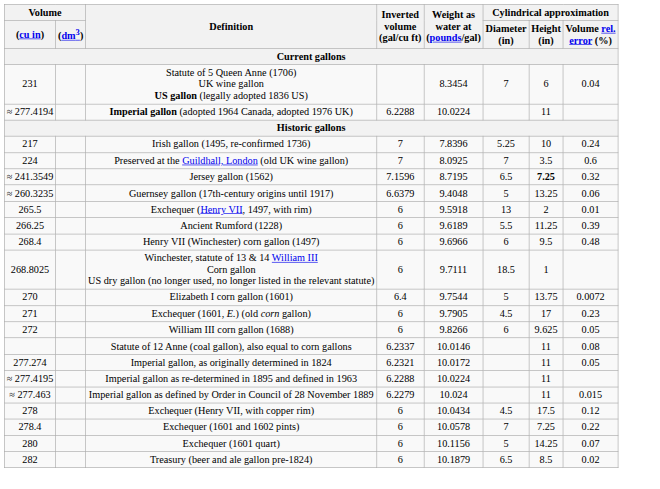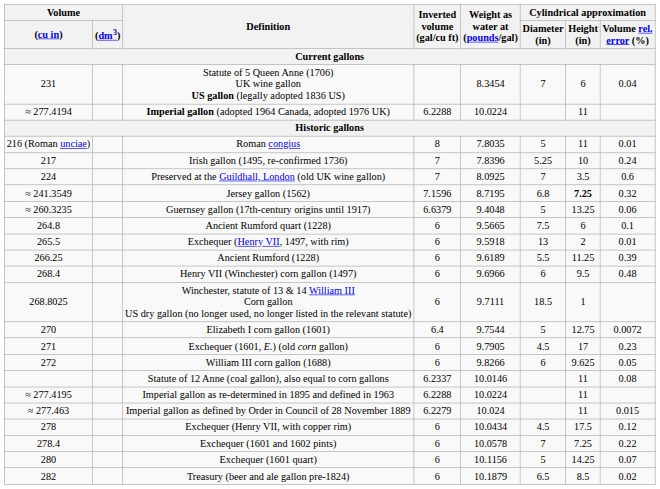+ row: (268, 144)
(506, 177) 6.5 -> (543, 193) 6.8
+ row: (268, 225)
(546, 297) 13.75 -> (583, 330) 12.75
- row: (231, 362)
